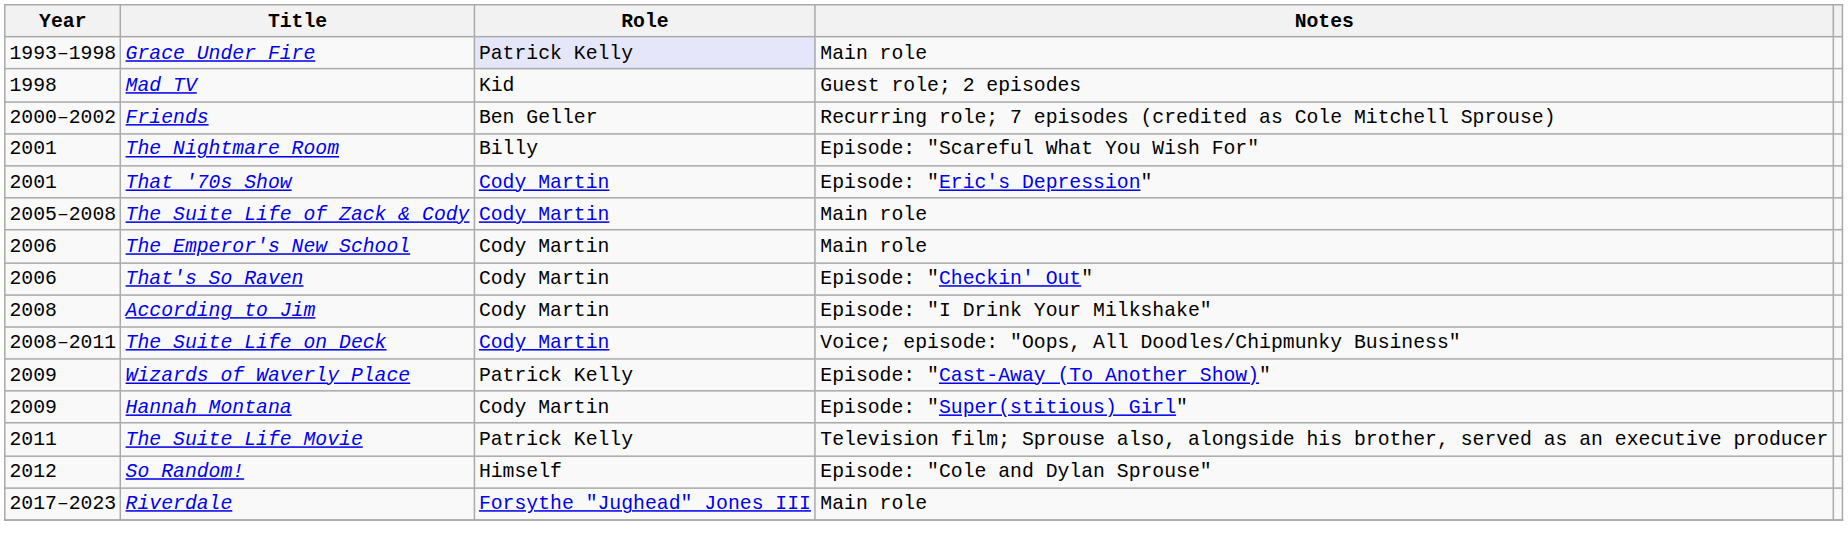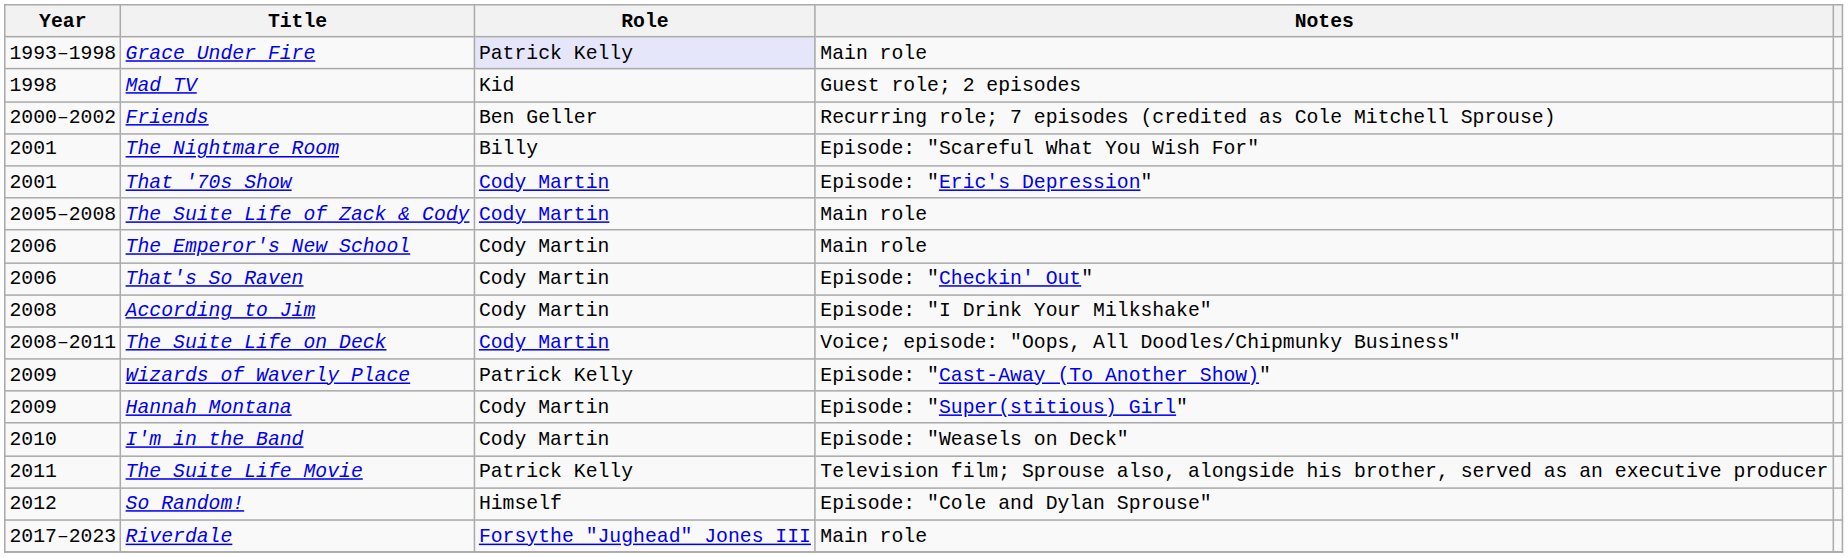+ row: (215, 440)
